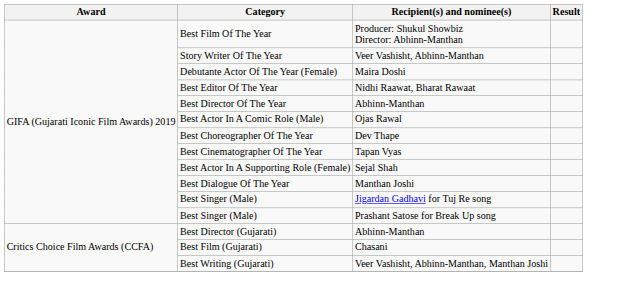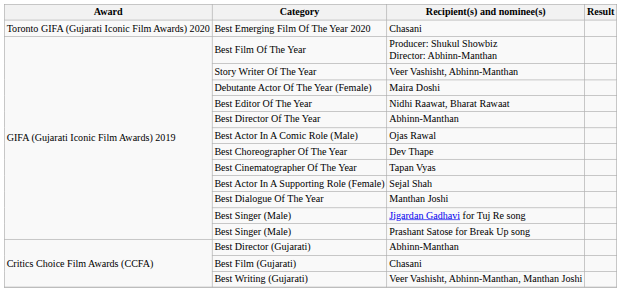+ row: (292, 28)
